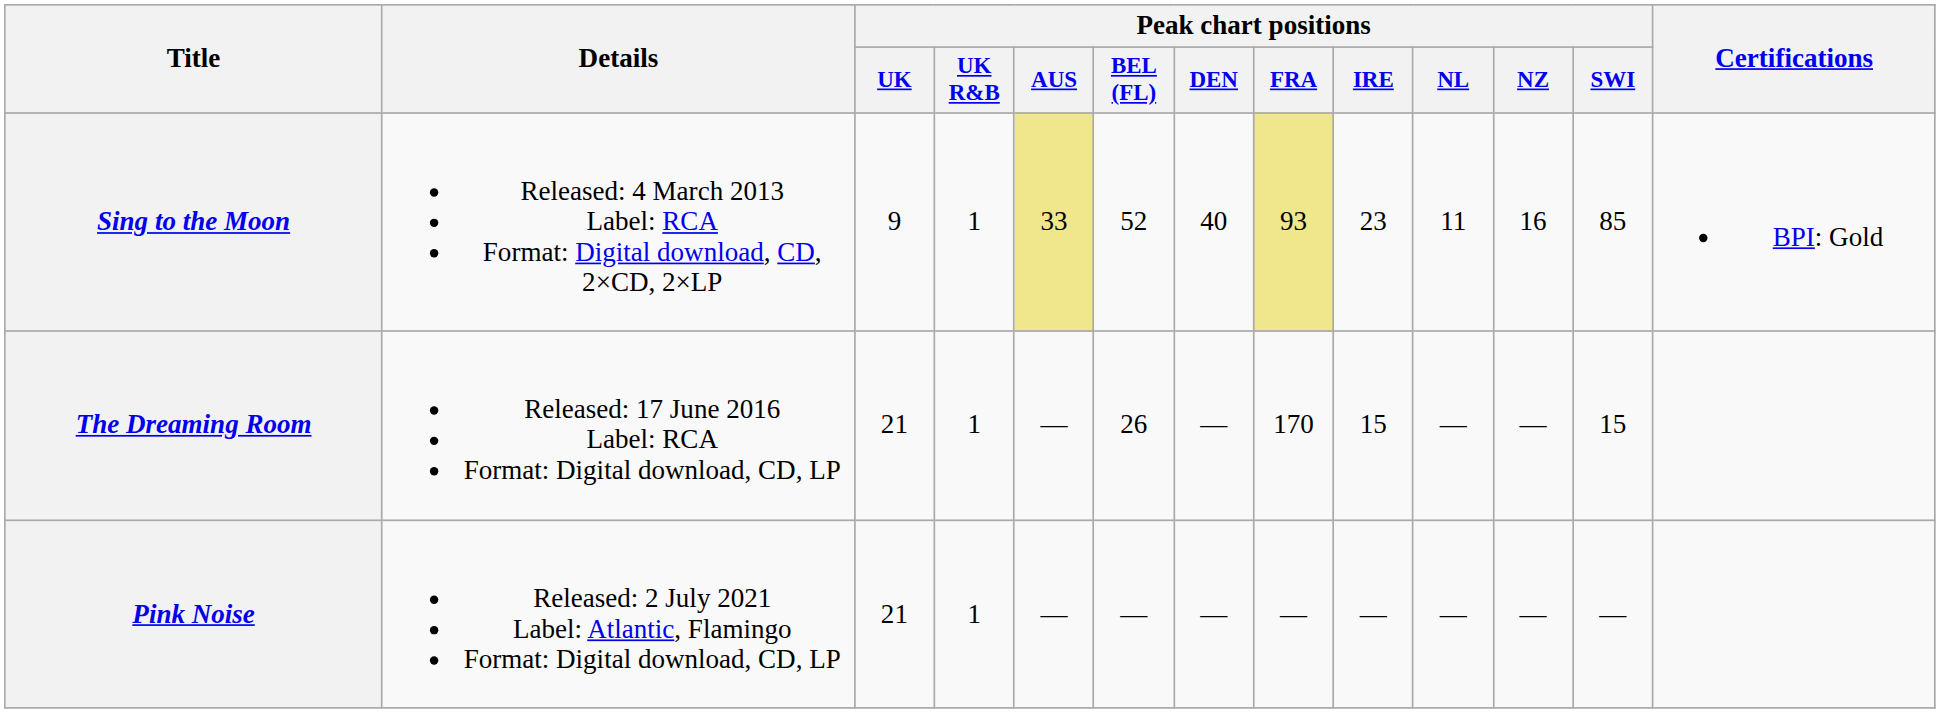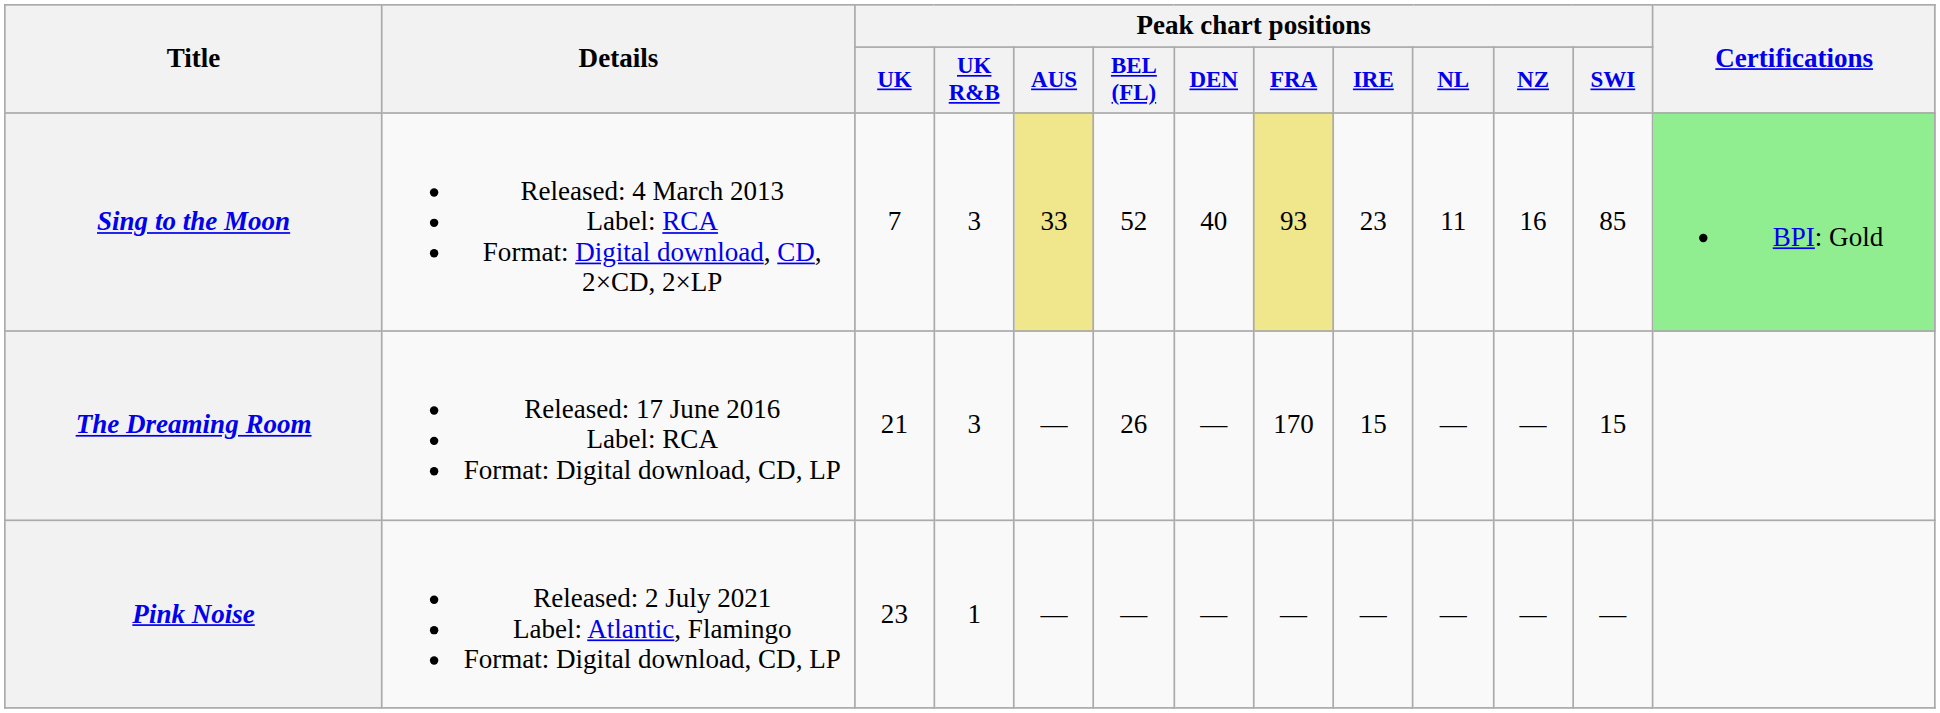(894, 221) 9 -> (894, 221) 7
(974, 221) 1 -> (974, 221) 3
(1794, 237) no background -> (1794, 237) lightgreen background
(974, 425) 1 -> (974, 425) 3
(894, 613) 21 -> (894, 613) 23
